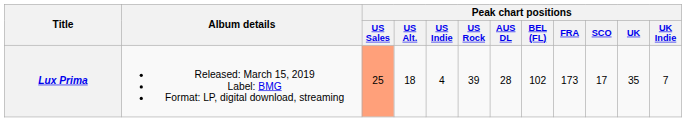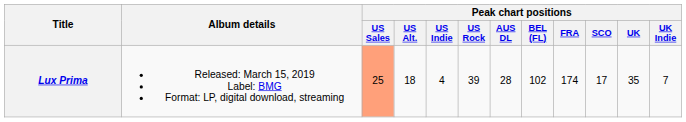(570, 81) 173 -> (570, 81) 174
